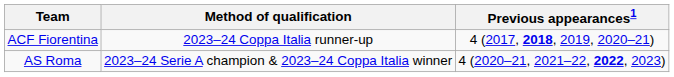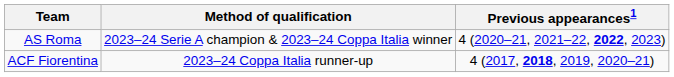rows swapped: (53, 61) <-> (53, 40)
